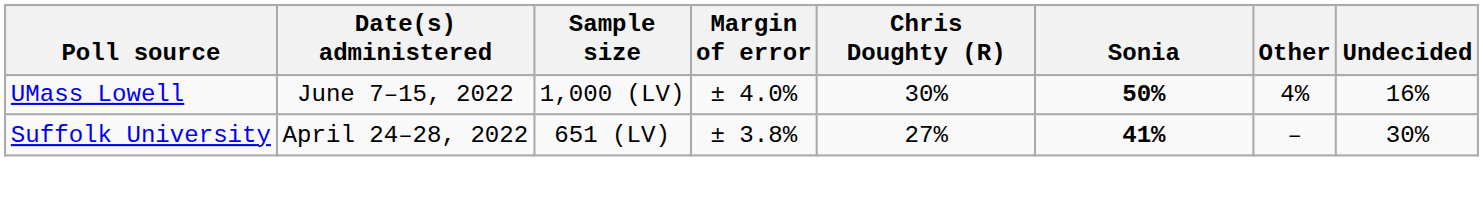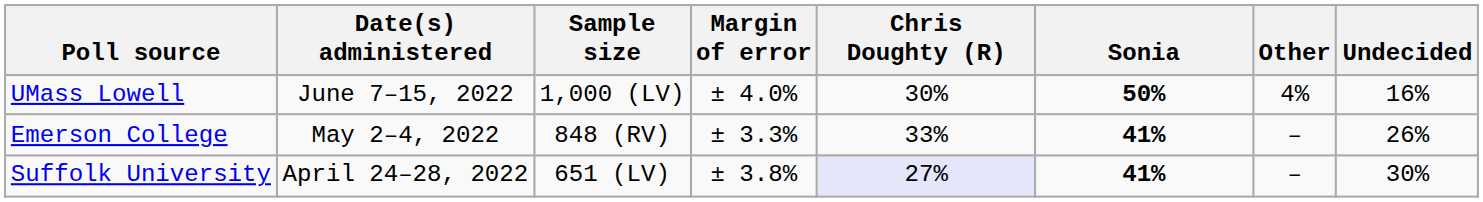+ row: (119, 135)
(926, 135) no background -> (926, 175) lavender background
